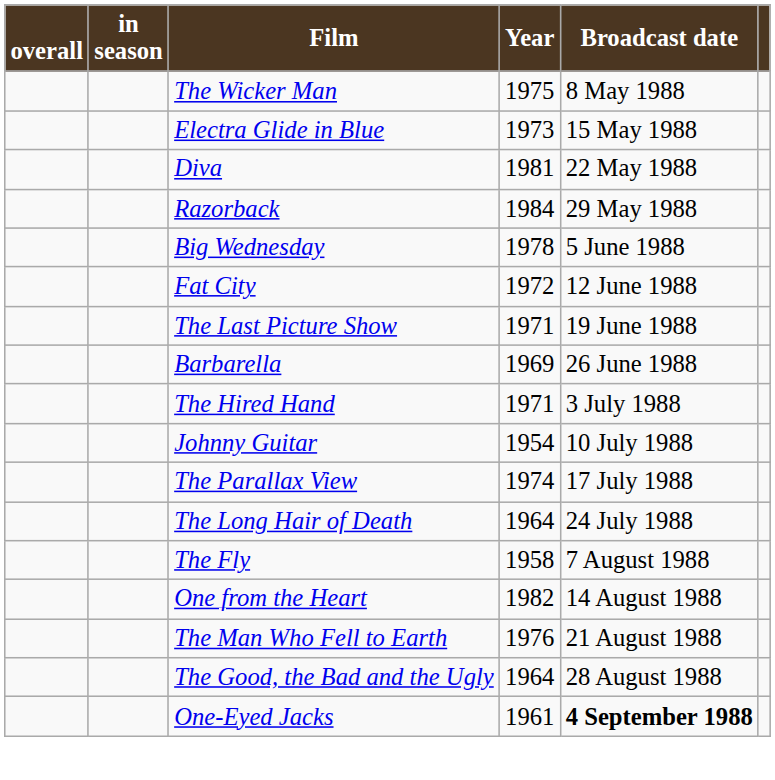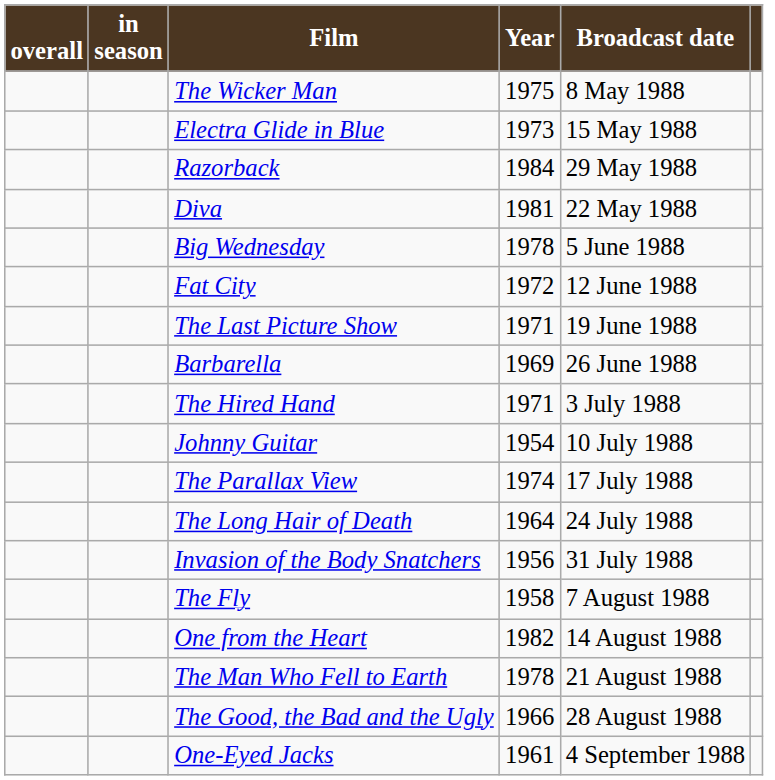rows swapped: (198, 168) <-> (227, 208)
+ row: (327, 559)
(530, 637) 1976 -> (530, 676) 1978
(530, 676) 1964 -> (530, 716) 1966
(659, 716) bold -> (655, 755) normal
